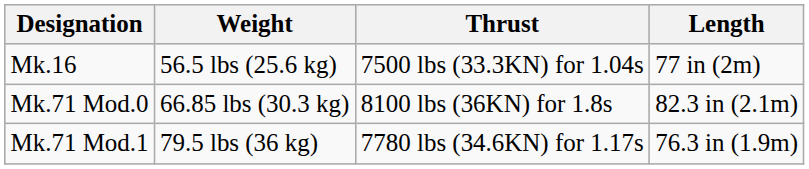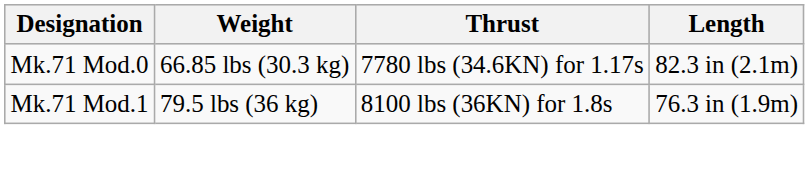- row: (43, 63)
(487, 103) 8100 lbs (36KN) for 1.8s -> (502, 63) 7780 lbs (34.6KN) for 1.17s
(502, 143) 7780 lbs (34.6KN) for 1.17s -> (487, 103) 8100 lbs (36KN) for 1.8s
